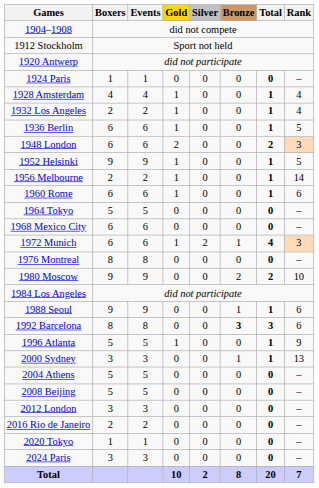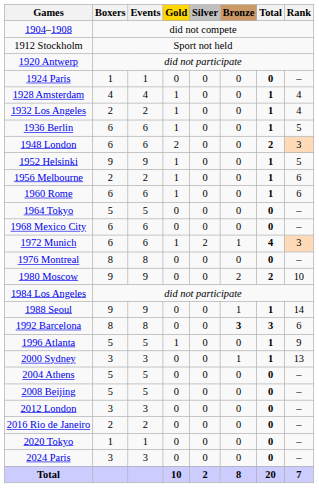(299, 177) 14 -> (299, 177) 6
(299, 309) 6 -> (299, 309) 14
